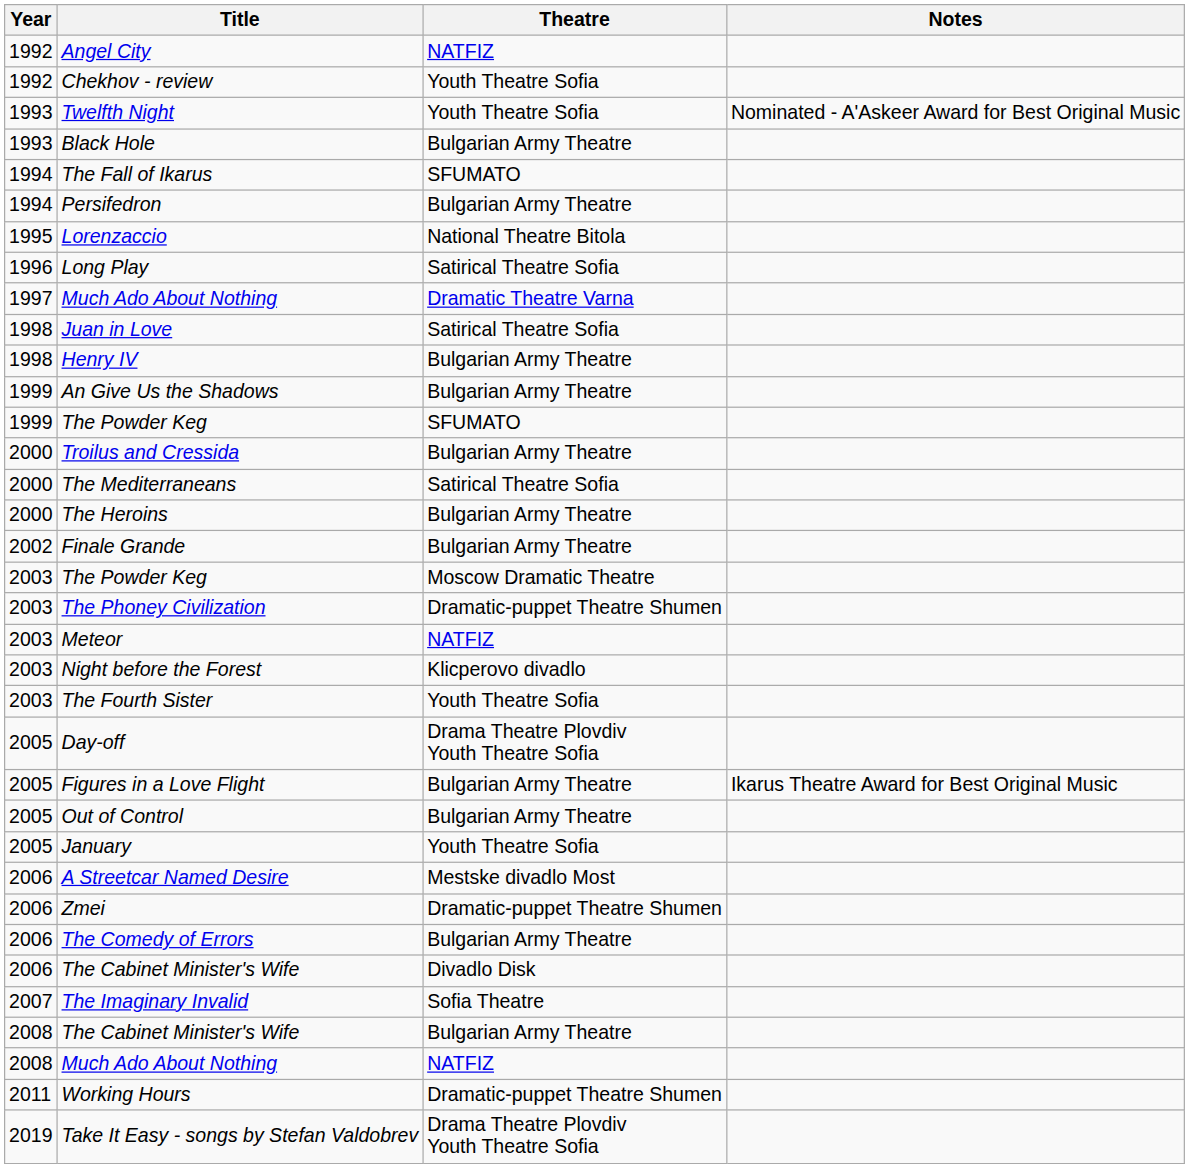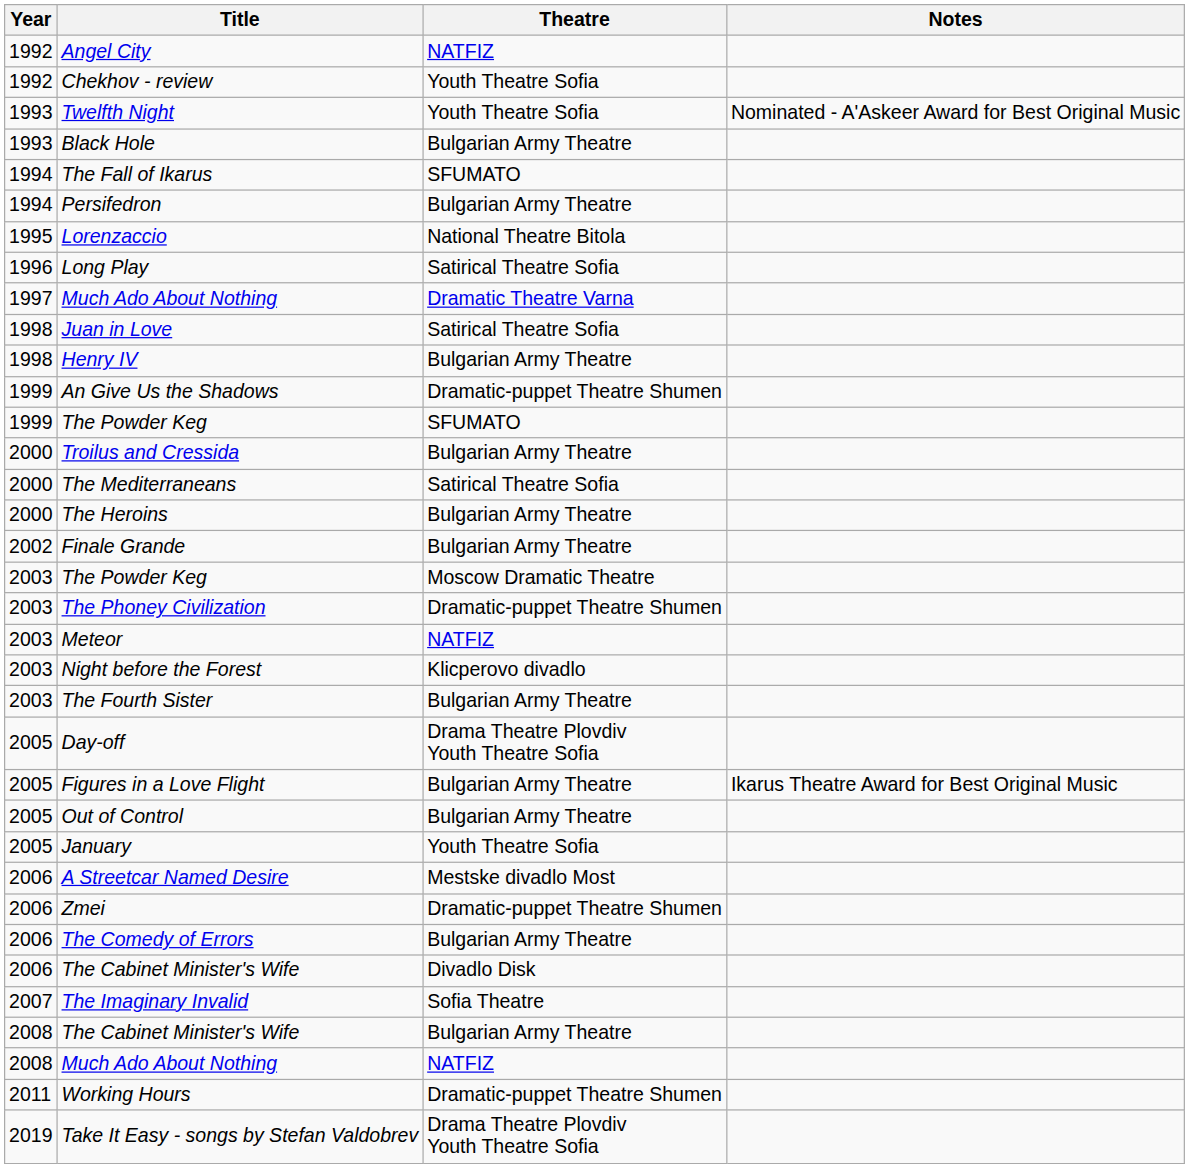(530, 391) Bulgarian Army Theatre -> (575, 391) Dramatic-puppet Theatre Shumen
(513, 701) Youth Theatre Sofia -> (530, 701) Bulgarian Army Theatre
